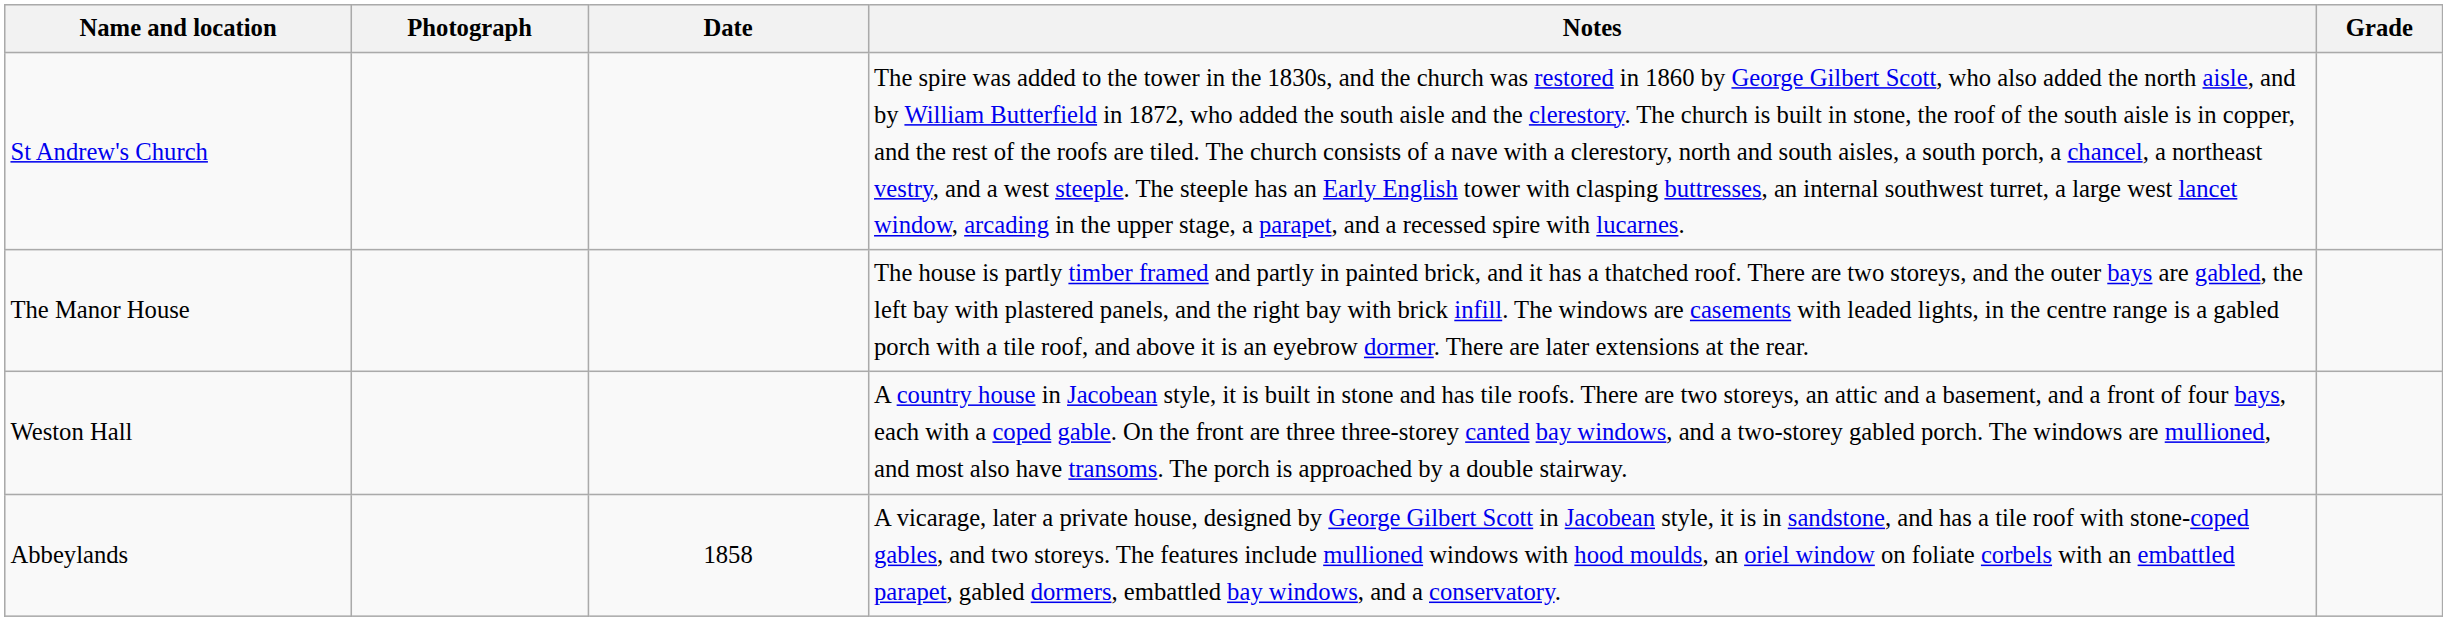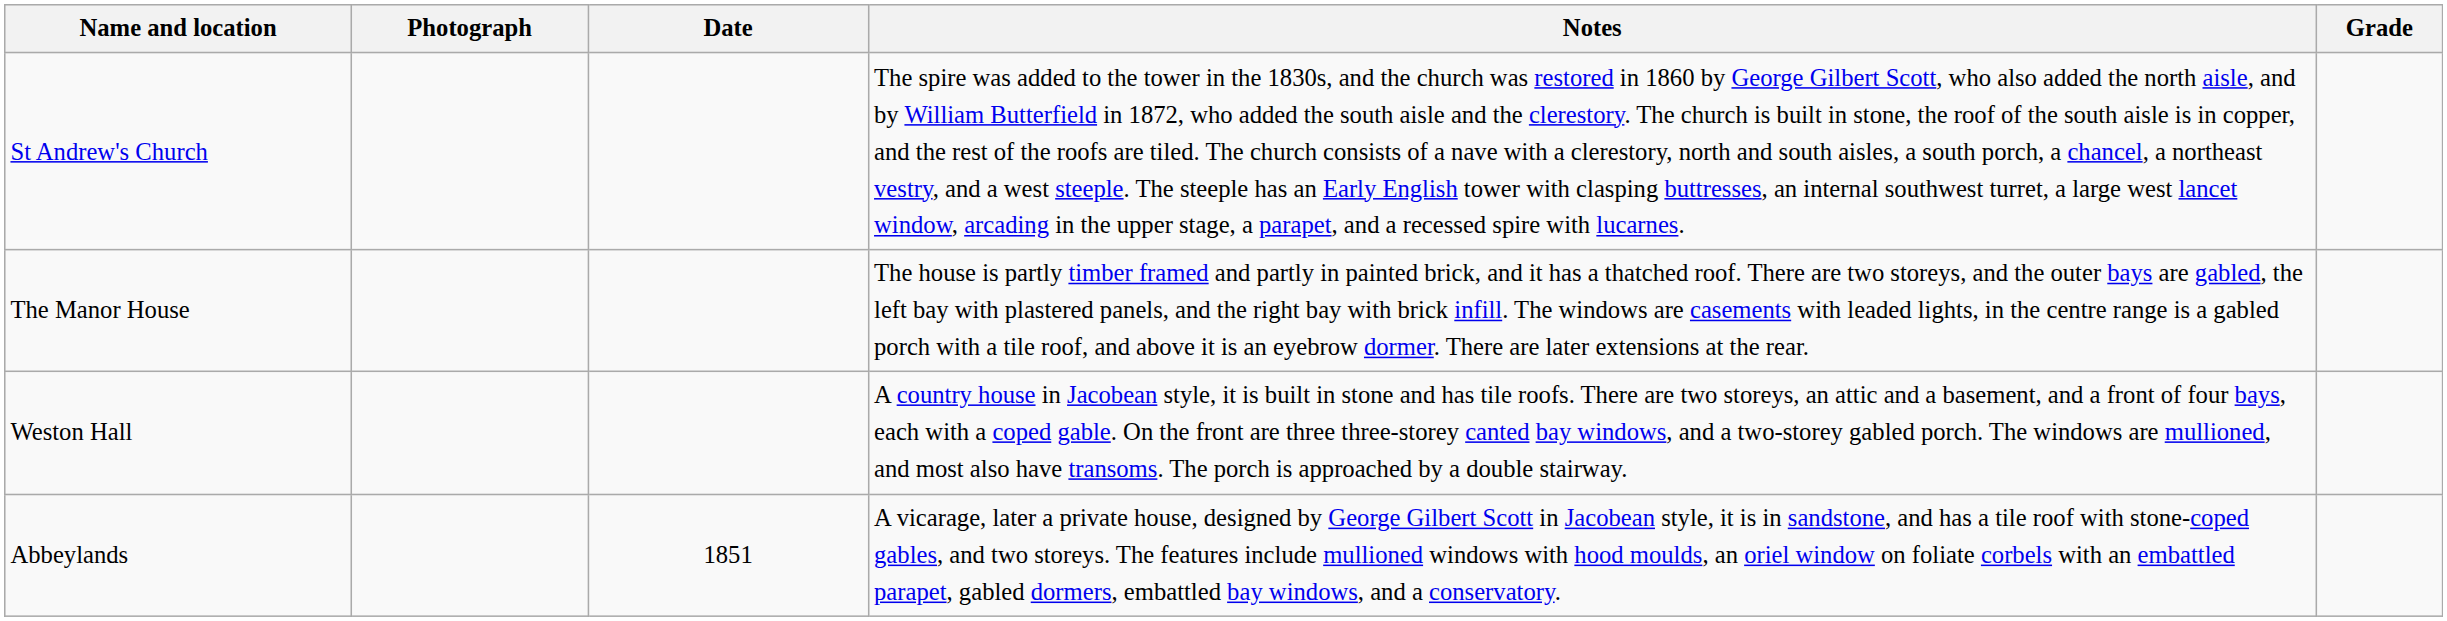(728, 554) 1858 -> (728, 554) 1851
